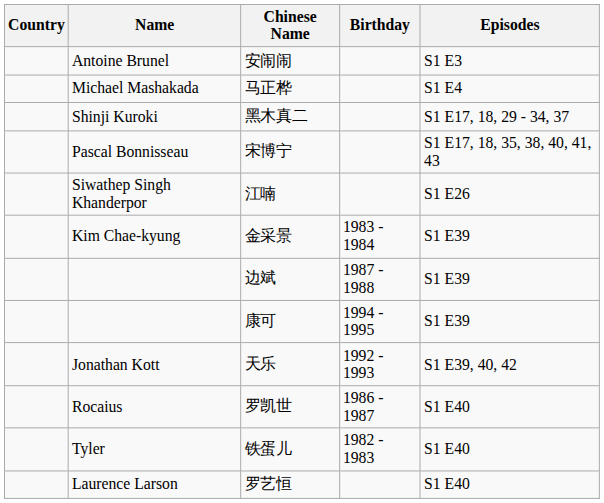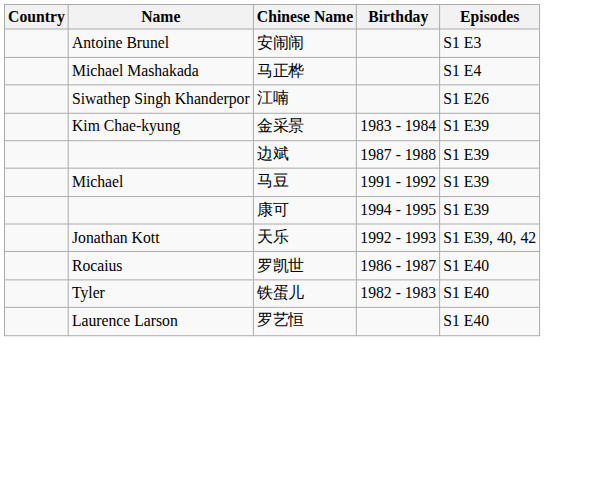- row: (276, 116)
- row: (268, 151)
+ row: (273, 181)
